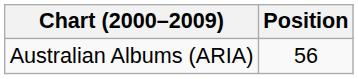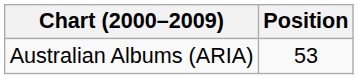(306, 55) 56 -> (306, 55) 53
